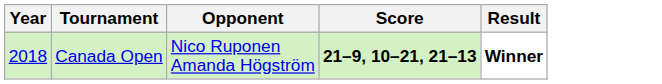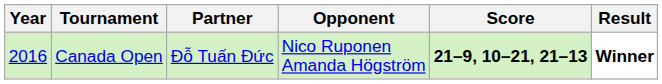+ column: (222, 19)
(28, 56) 2018 -> (28, 56) 2016
